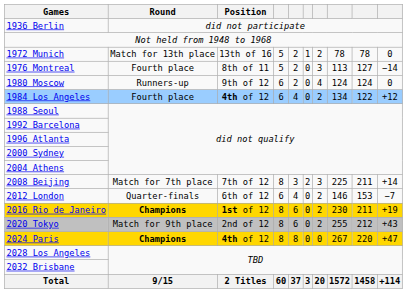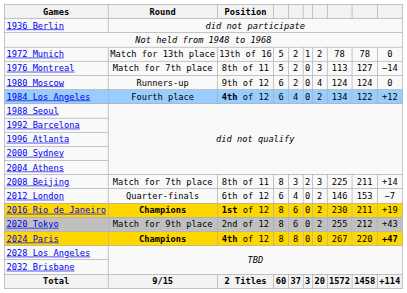(163, 68) Fourth place -> (163, 68) Match for 7th place
(245, 182) 7th of 12 -> (245, 182) 8th of 11
(390, 239) normal -> (390, 239) bold
